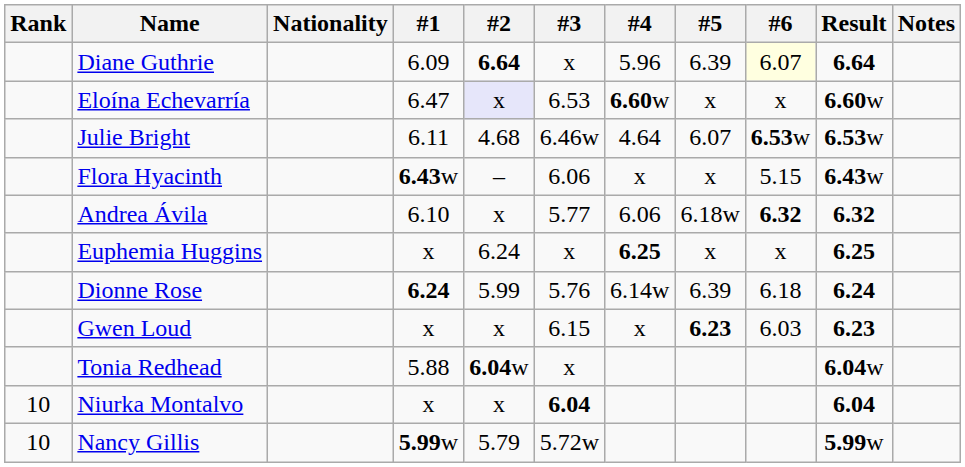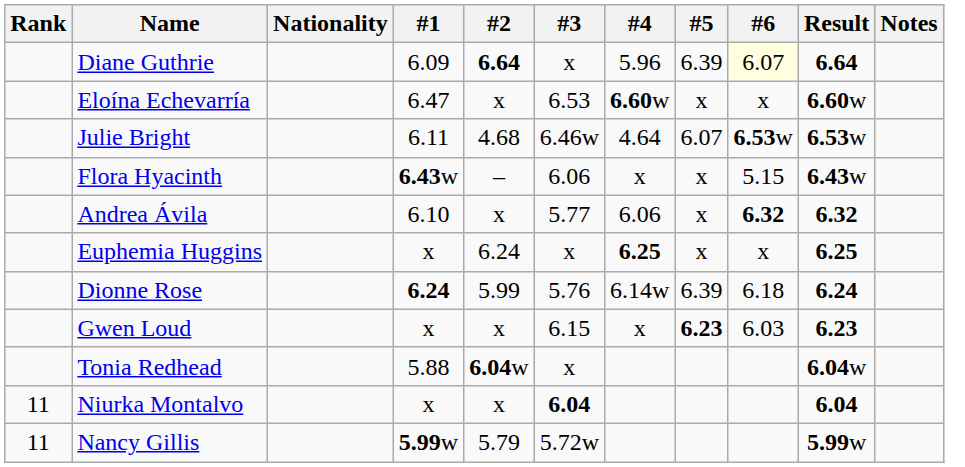(499, 99) lavender background -> (499, 99) no background
(710, 213) 6.18w -> (701, 213) x
(38, 404) 10 -> (38, 404) 11
(38, 442) 10 -> (38, 442) 11
